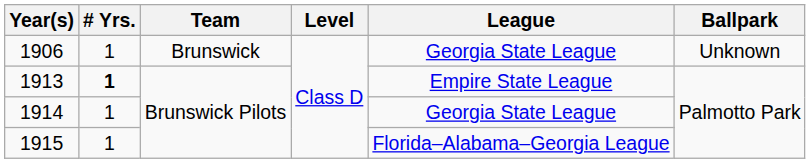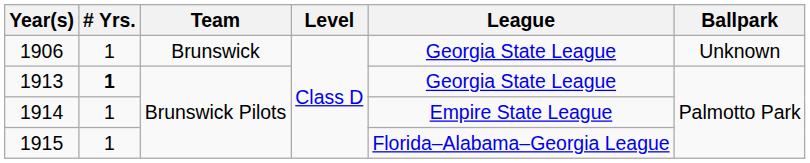(521, 82) Empire State League -> (521, 82) Georgia State League
(521, 113) Georgia State League -> (521, 113) Empire State League
